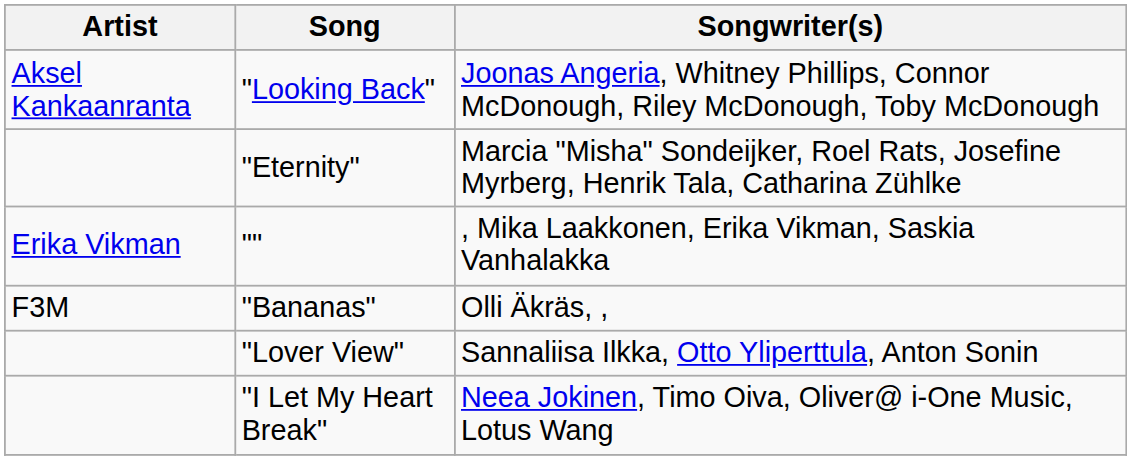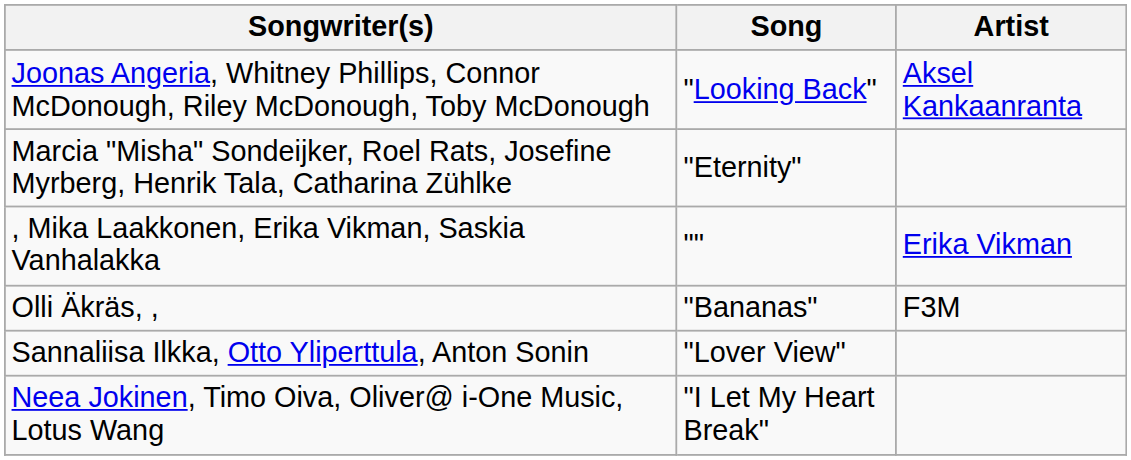columns swapped: (120, 27) <-> (790, 27)
